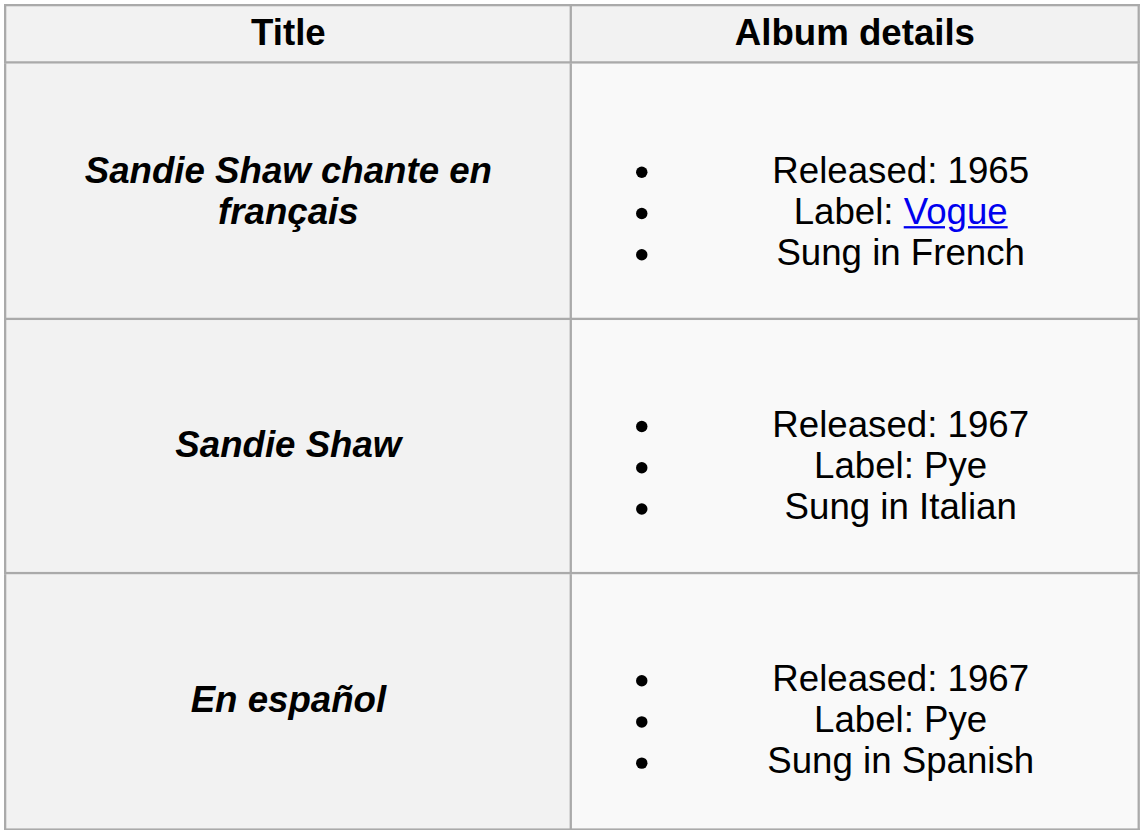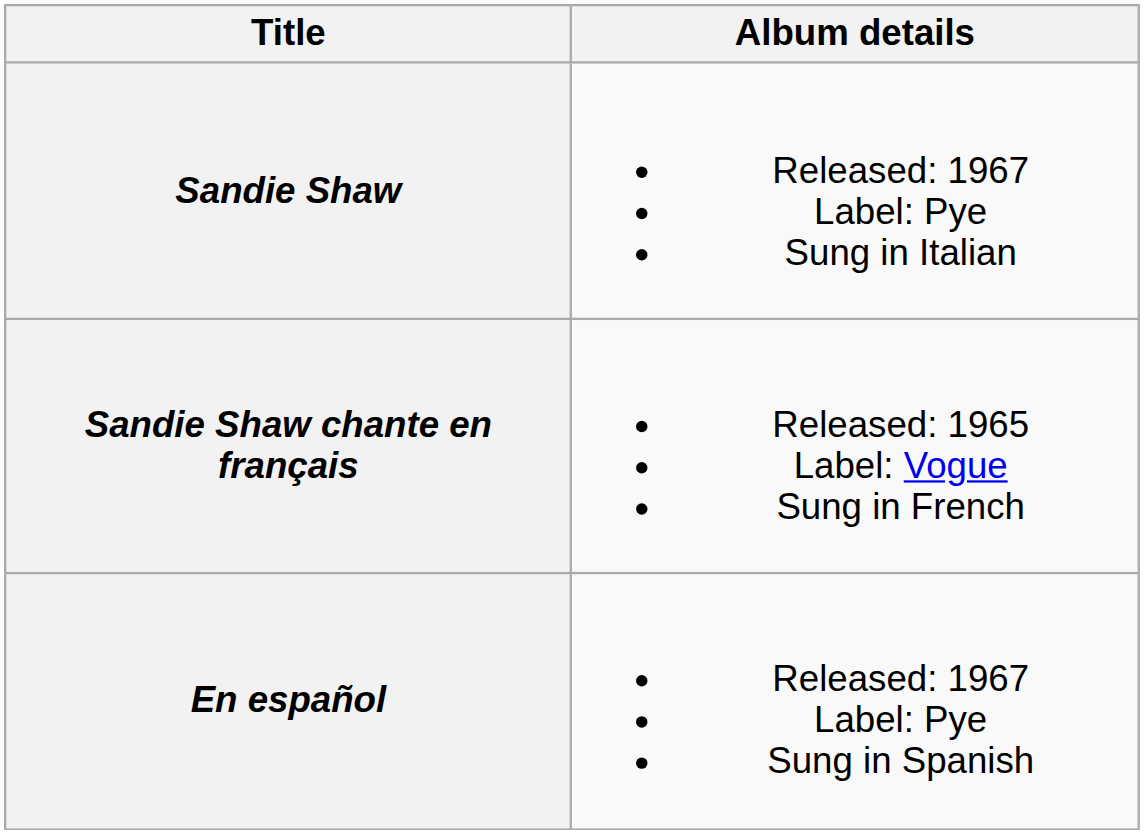rows swapped: (288, 190) <-> (288, 445)
